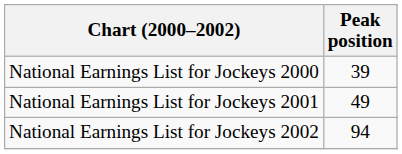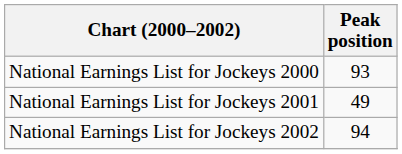(360, 71) 39 -> (360, 71) 93
